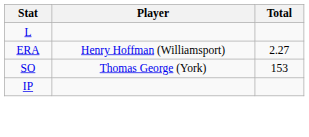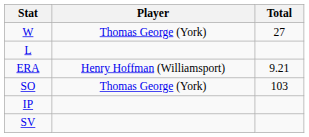+ row: (28, 31)
(279, 50) 2.27 -> (279, 68) 9.21
(279, 68) 153 -> (279, 86) 103
+ row: (28, 123)
